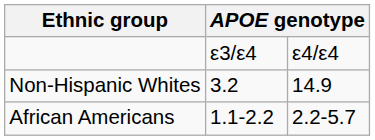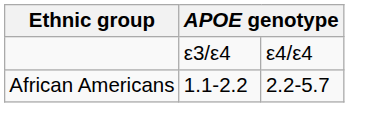- row: (105, 85)
